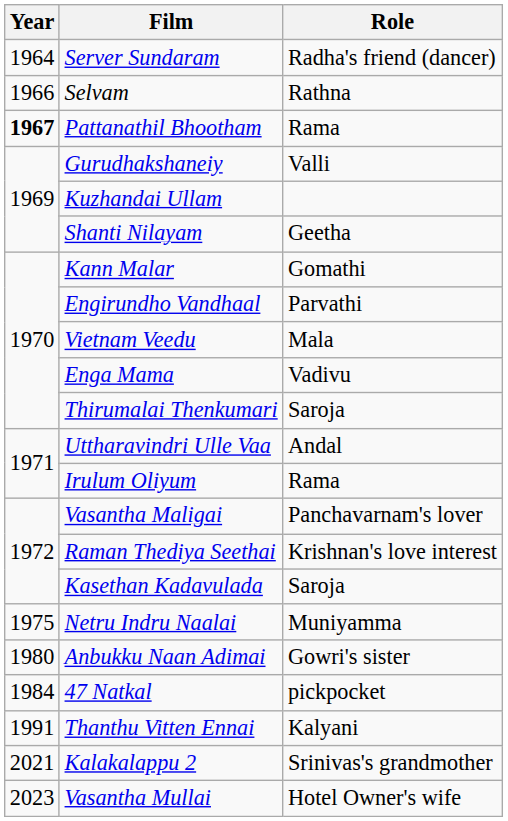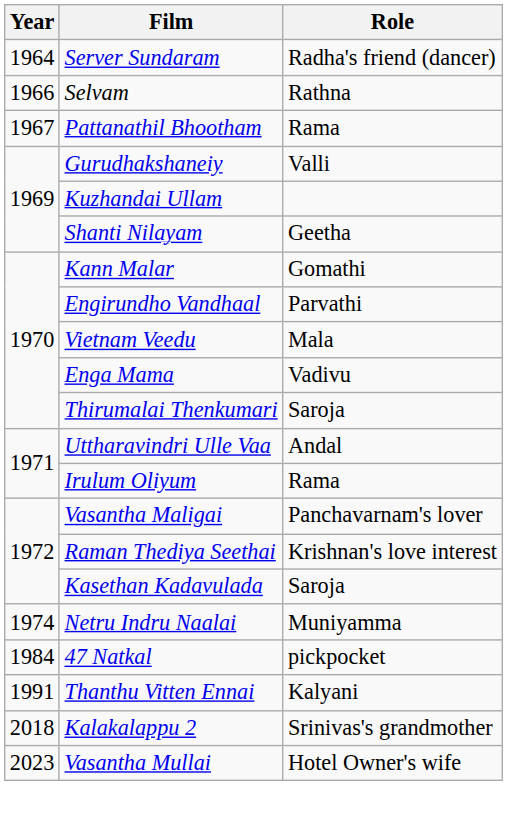(32, 127) bold -> (32, 127) normal
(32, 621) 1975 -> (32, 621) 1974
- row: (165, 657)
(32, 762) 2021 -> (32, 727) 2018
